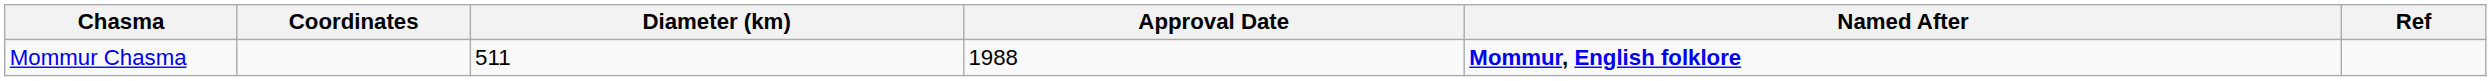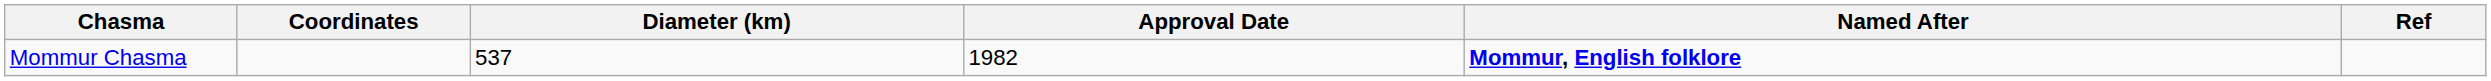(493, 57) 511 -> (494, 57) 537
(993, 57) 1988 -> (993, 57) 1982
